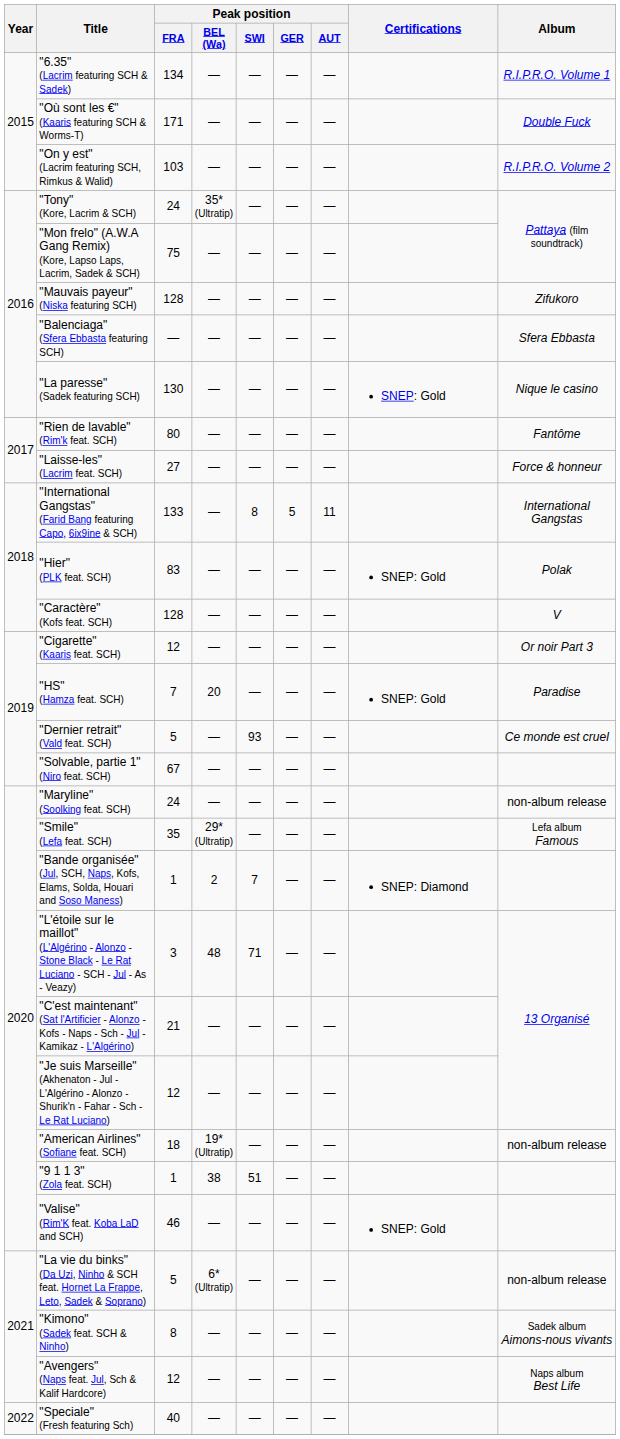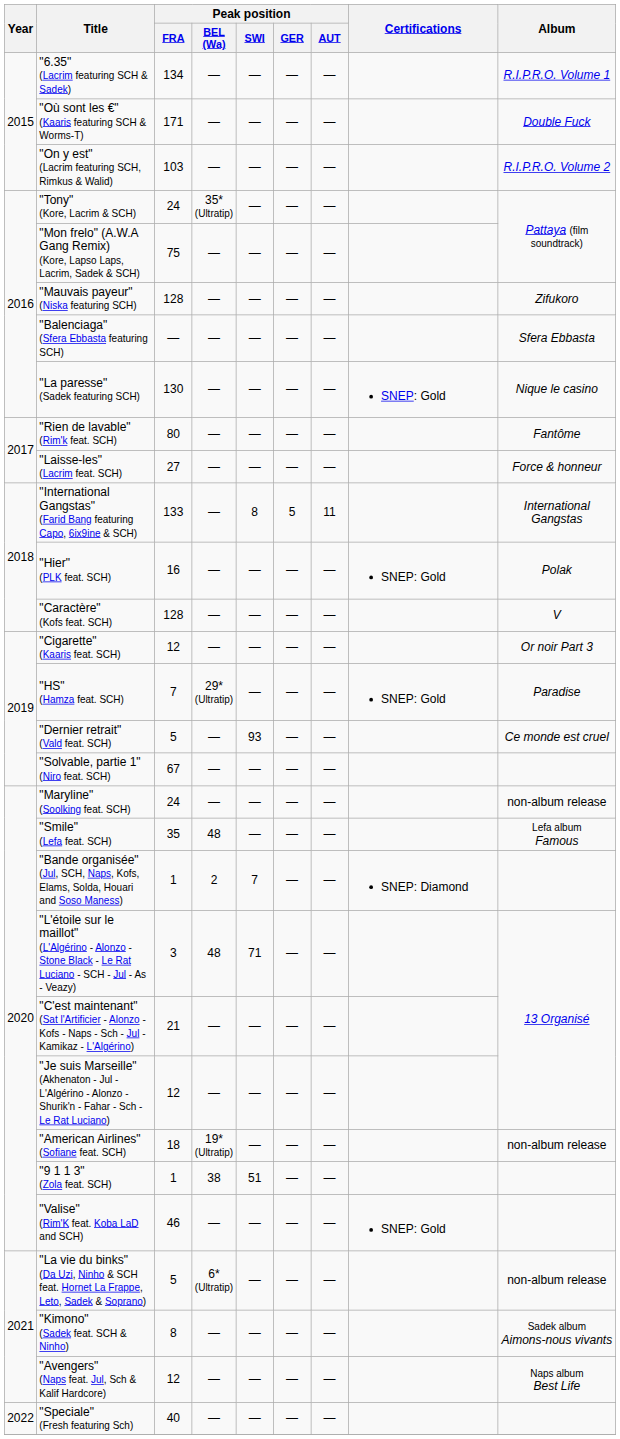(173, 570) 83 -> (173, 570) 16
(214, 692) 20 -> (214, 692) 29* (Ultratip)
(214, 834) 29* (Ultratip) -> (214, 834) 48
